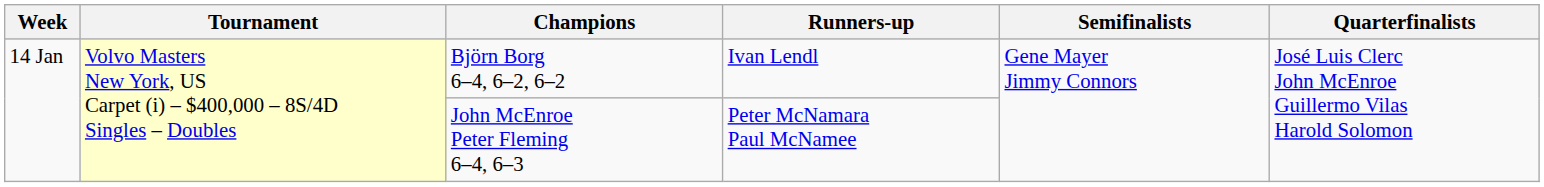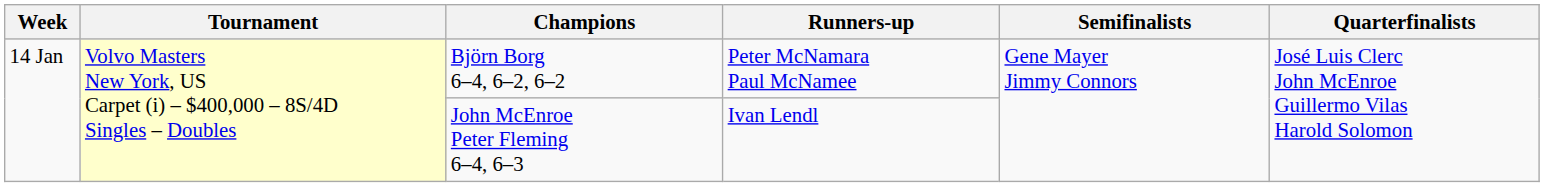(773, 56) Ivan Lendl -> (798, 68) Peter McNamara Paul McNamee
(798, 127) Peter McNamara Paul McNamee -> (773, 115) Ivan Lendl
